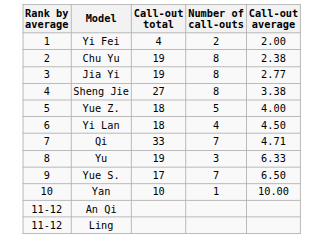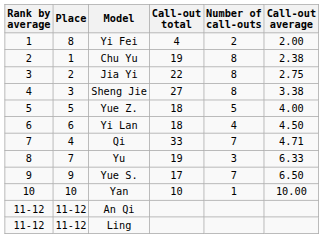+ column: (71, 19)
(159, 75) 19 -> (176, 75) 22
(273, 75) 2.77 -> (291, 75) 2.75
